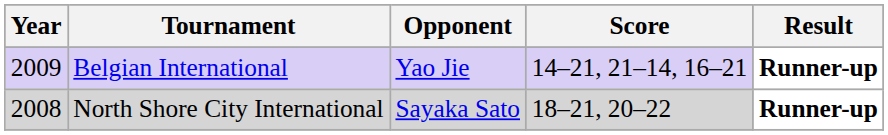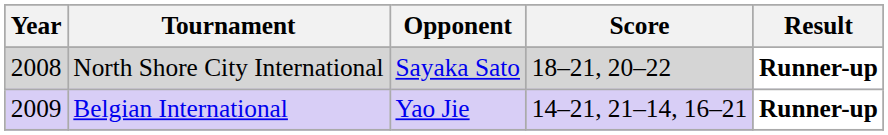rows swapped: (228, 109) <-> (181, 67)
